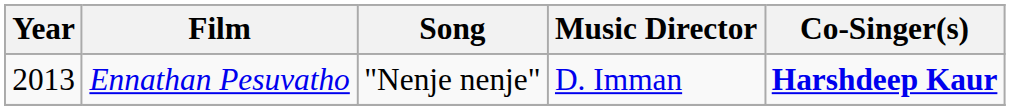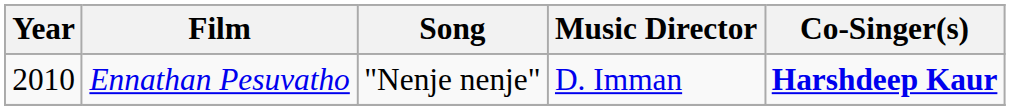(44, 79) 2013 -> (44, 79) 2010
